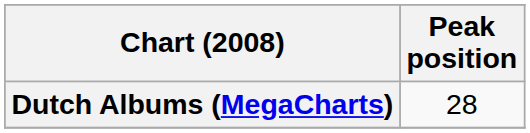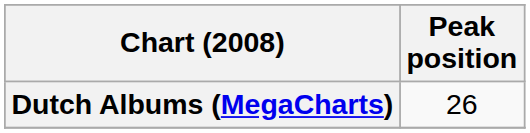(462, 104) 28 -> (462, 104) 26
